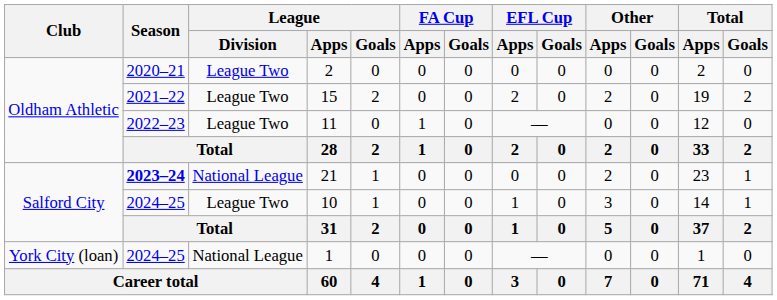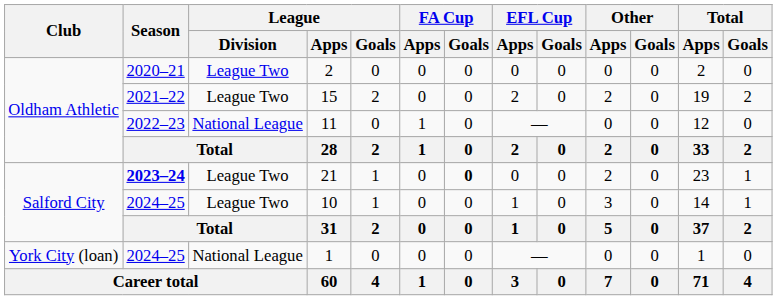(248, 123) League Two -> (248, 123) National League
(248, 176) National League -> (248, 176) League Two
(469, 176) normal -> (469, 176) bold
